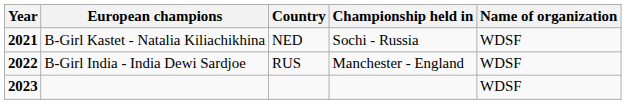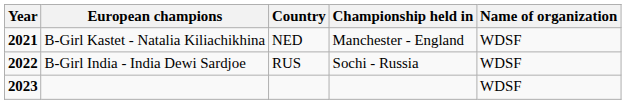(376, 39) Sochi - Russia -> (398, 39) Manchester - England
(398, 63) Manchester - England -> (376, 63) Sochi - Russia
